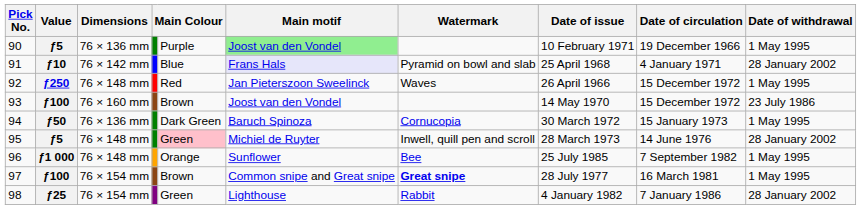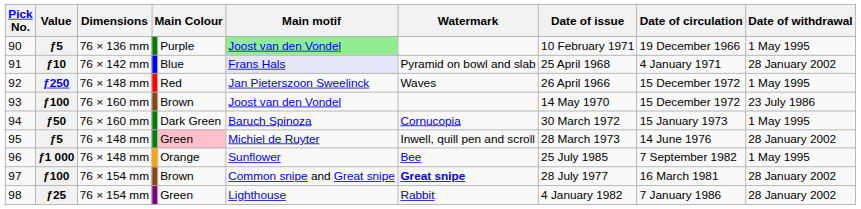(114, 120) 76 × 136 mm -> (114, 120) 76 × 160 mm
(779, 176) 1 May 1995 -> (792, 176) 28 January 2002
